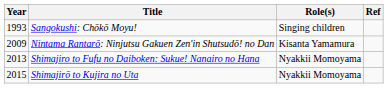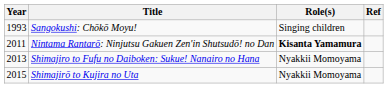(17, 43) 2009 -> (16, 43) 2011
(317, 43) normal -> (320, 43) bold
